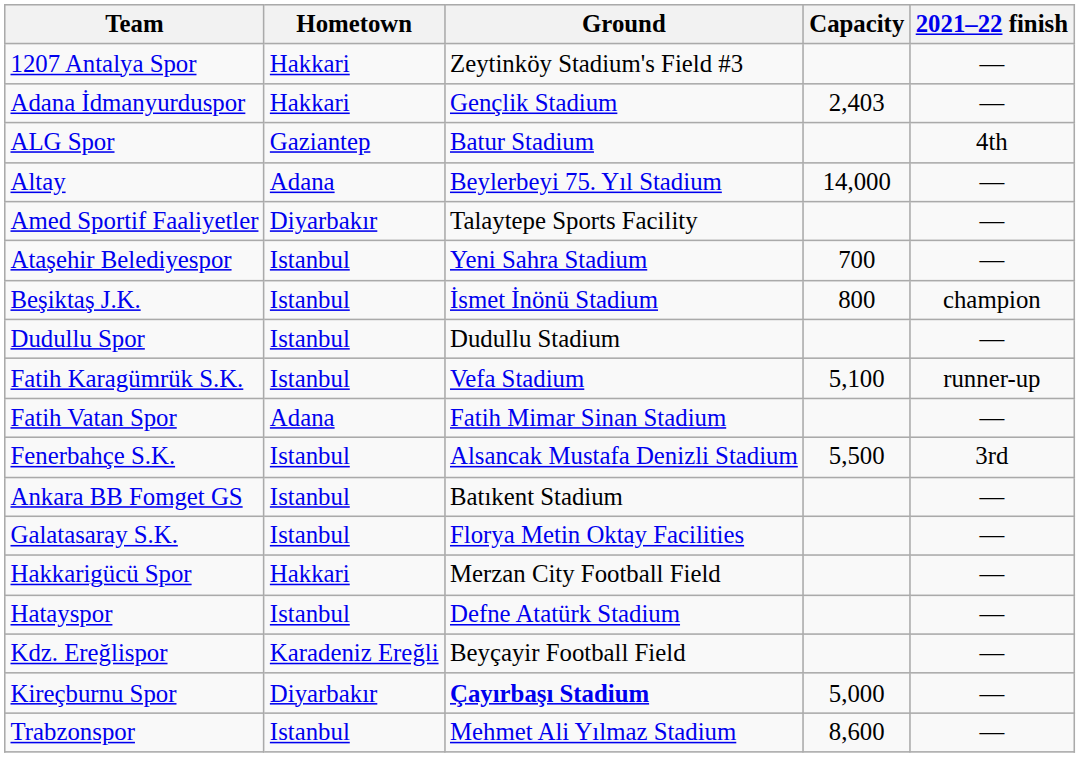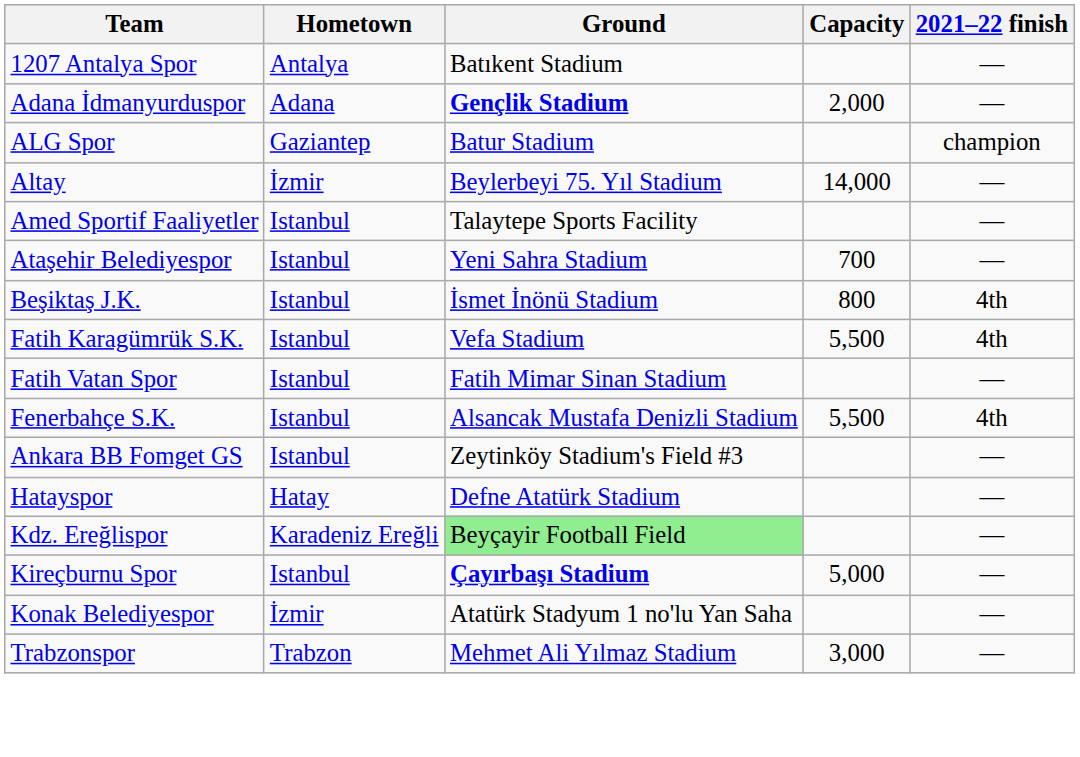(310, 63) Hakkari -> (309, 63) Antalya
(597, 63) Zeytinköy Stadium's Field #3 -> (536, 63) Batıkent Stadium
(310, 102) Hakkari -> (302, 102) Adana
(534, 102) normal -> (539, 102) bold
(857, 102) 2,403 -> (857, 102) 2,000
(992, 142) 4th -> (992, 142) champion
(302, 181) Adana -> (297, 181) İzmir
(324, 220) Diyarbakır -> (310, 220) Istanbul
(992, 299) champion -> (992, 299) 4th
- row: (78, 338)
(857, 378) 5,100 -> (857, 338) 5,500
(992, 378) runner-up -> (992, 338) 4th
(302, 417) Adana -> (310, 378) Istanbul
(992, 456) 3rd -> (992, 417) 4th
(536, 496) Batıkent Stadium -> (597, 456) Zeytinköy Stadium's Field #3
- row: (94, 535)
- row: (101, 574)
(310, 614) Istanbul -> (299, 496) Hatay
(568, 653) no background -> (568, 535) lightgreen background
(324, 692) Diyarbakır -> (310, 574) Istanbul
+ row: (112, 614)
(310, 732) Istanbul -> (311, 653) Trabzon
(857, 732) 8,600 -> (857, 653) 3,000
